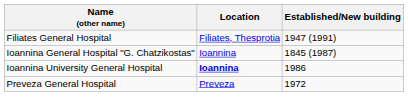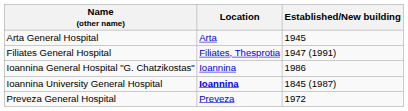+ row: (52, 38)
(310, 53) 1845 (1987) -> (295, 68) 1986
(295, 68) 1986 -> (310, 83) 1845 (1987)
